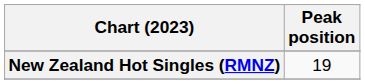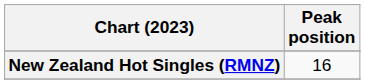(322, 65) 19 -> (322, 65) 16
